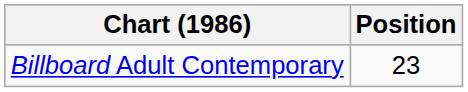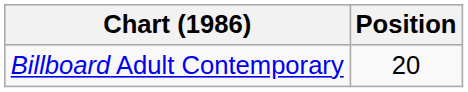(406, 65) 23 -> (406, 65) 20
